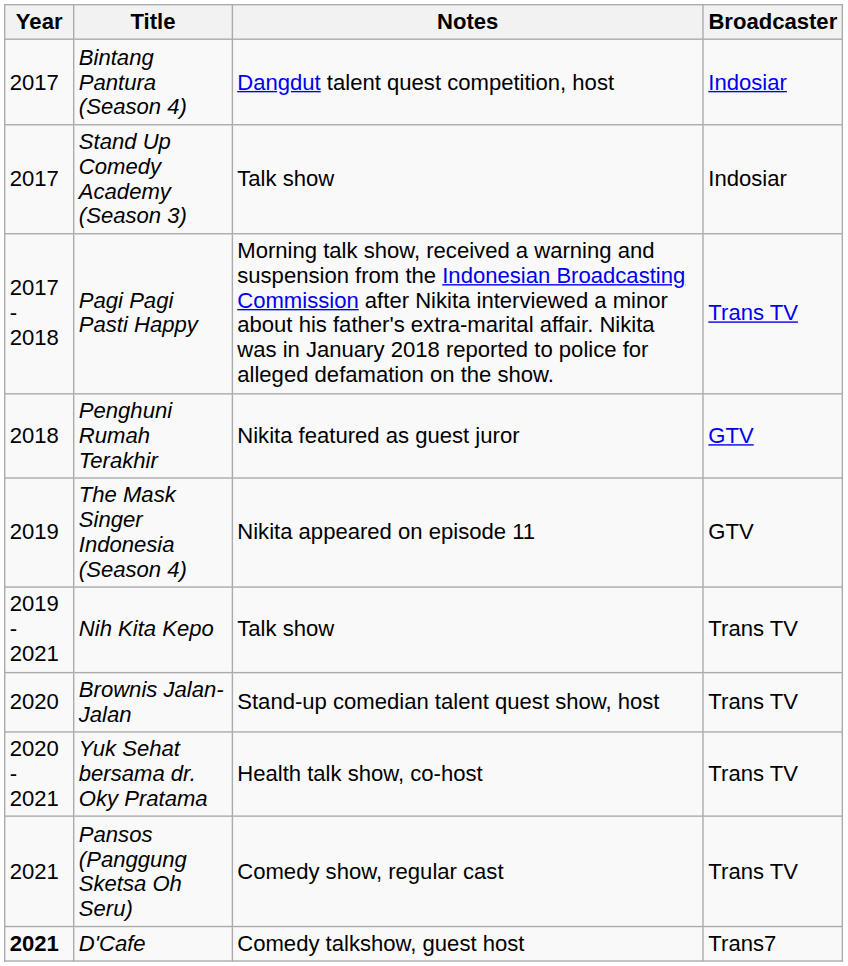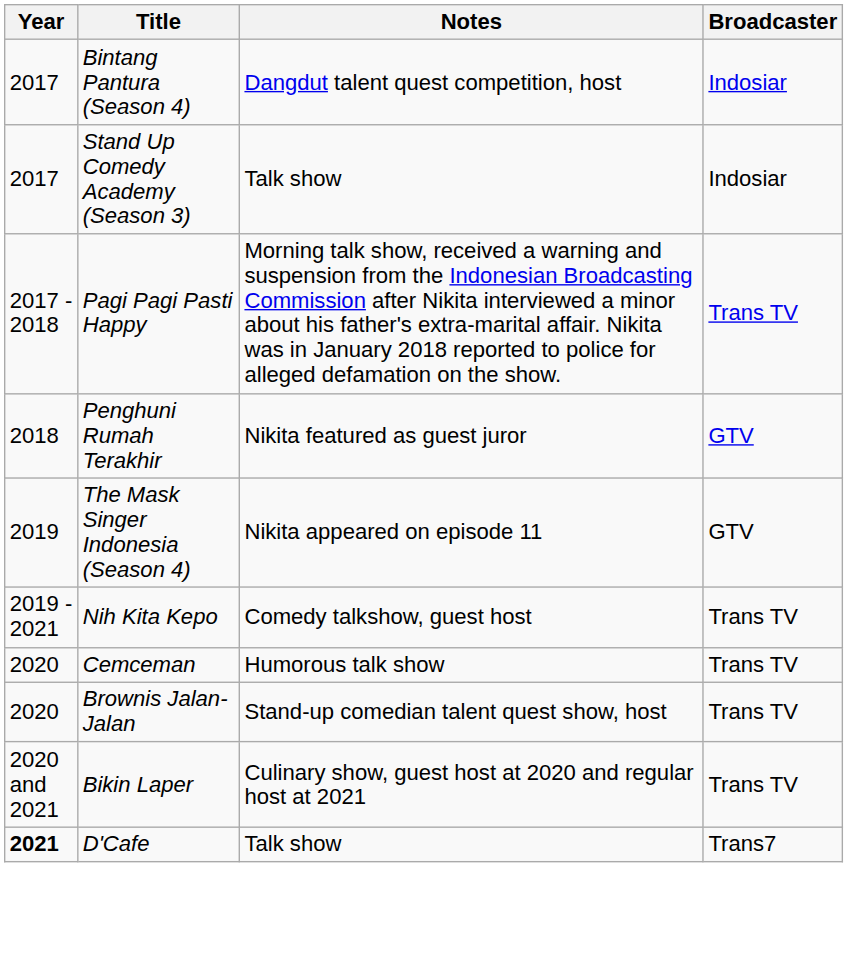(286, 629) Talk show -> (388, 617) Comedy talkshow, guest host
+ row: (139, 664)
+ row: (138, 784)
- row: (143, 774)
- row: (133, 871)
(381, 943) Comedy talkshow, guest host -> (293, 844) Talk show
